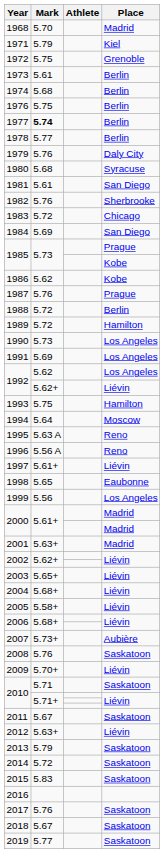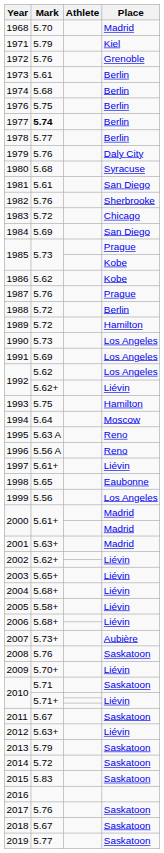(43, 59) 5.75 -> (43, 59) 5.76
